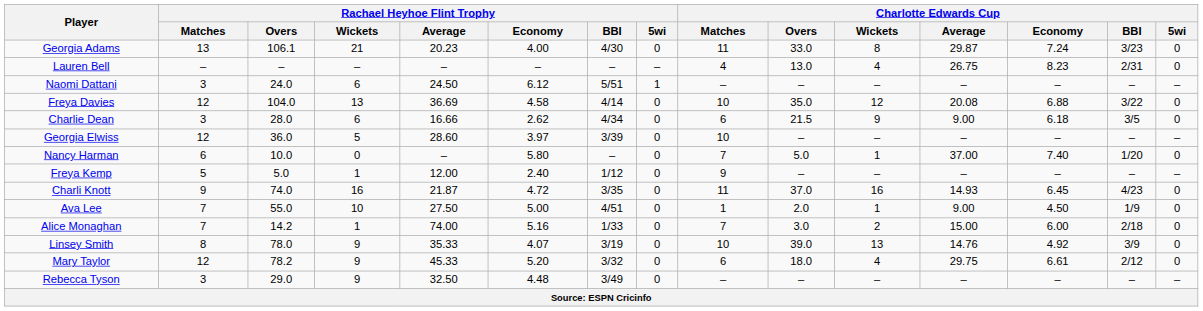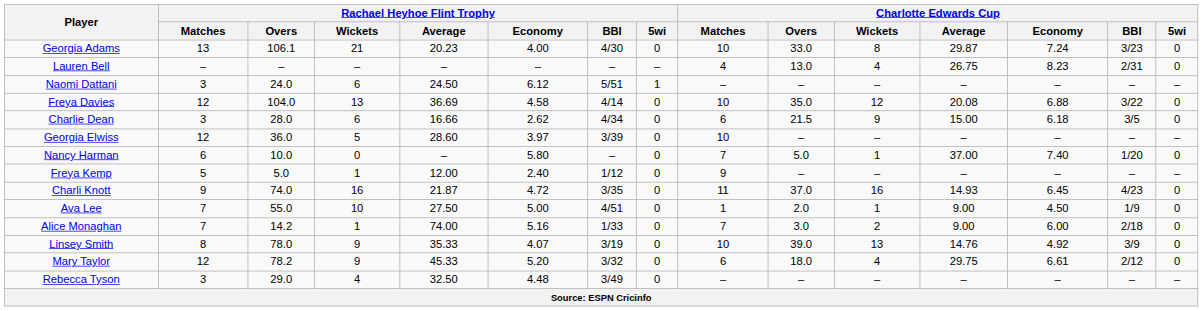(723, 48) 11 -> (723, 48) 10
(964, 119) 9.00 -> (964, 119) 15.00
(964, 226) 15.00 -> (964, 226) 9.00
(357, 279) 9 -> (357, 279) 4
